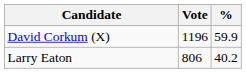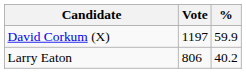(195, 36) 1196 -> (195, 36) 1197
